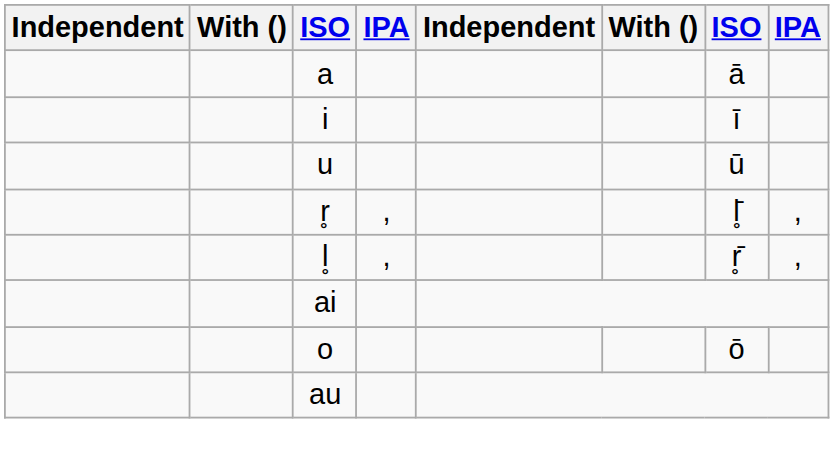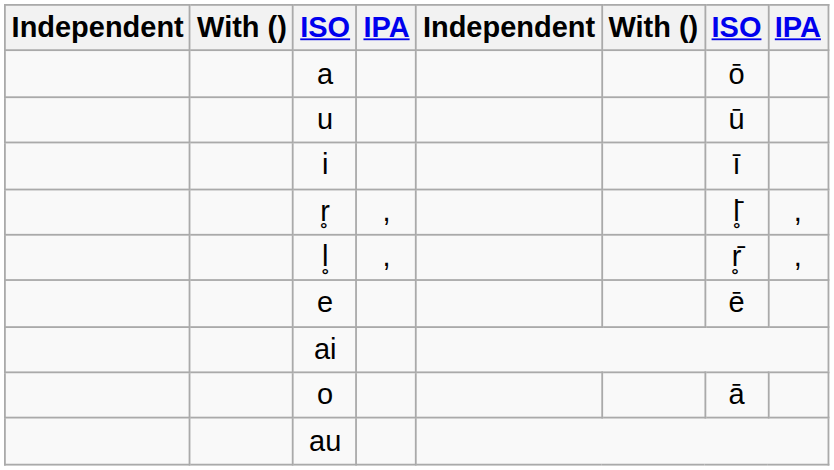(737, 73) ā -> (737, 73) ō
rows swapped: (325, 119) <-> (325, 165)
+ row: (325, 303)
(737, 348) ō -> (737, 394) ā
